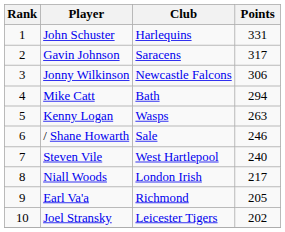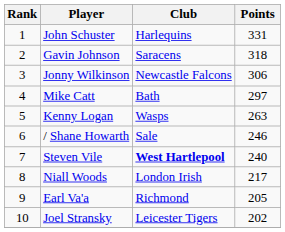(258, 55) 317 -> (258, 55) 318
(258, 95) 294 -> (258, 95) 297
(177, 156) normal -> (180, 156) bold
